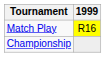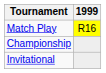+ row: (31, 60)
